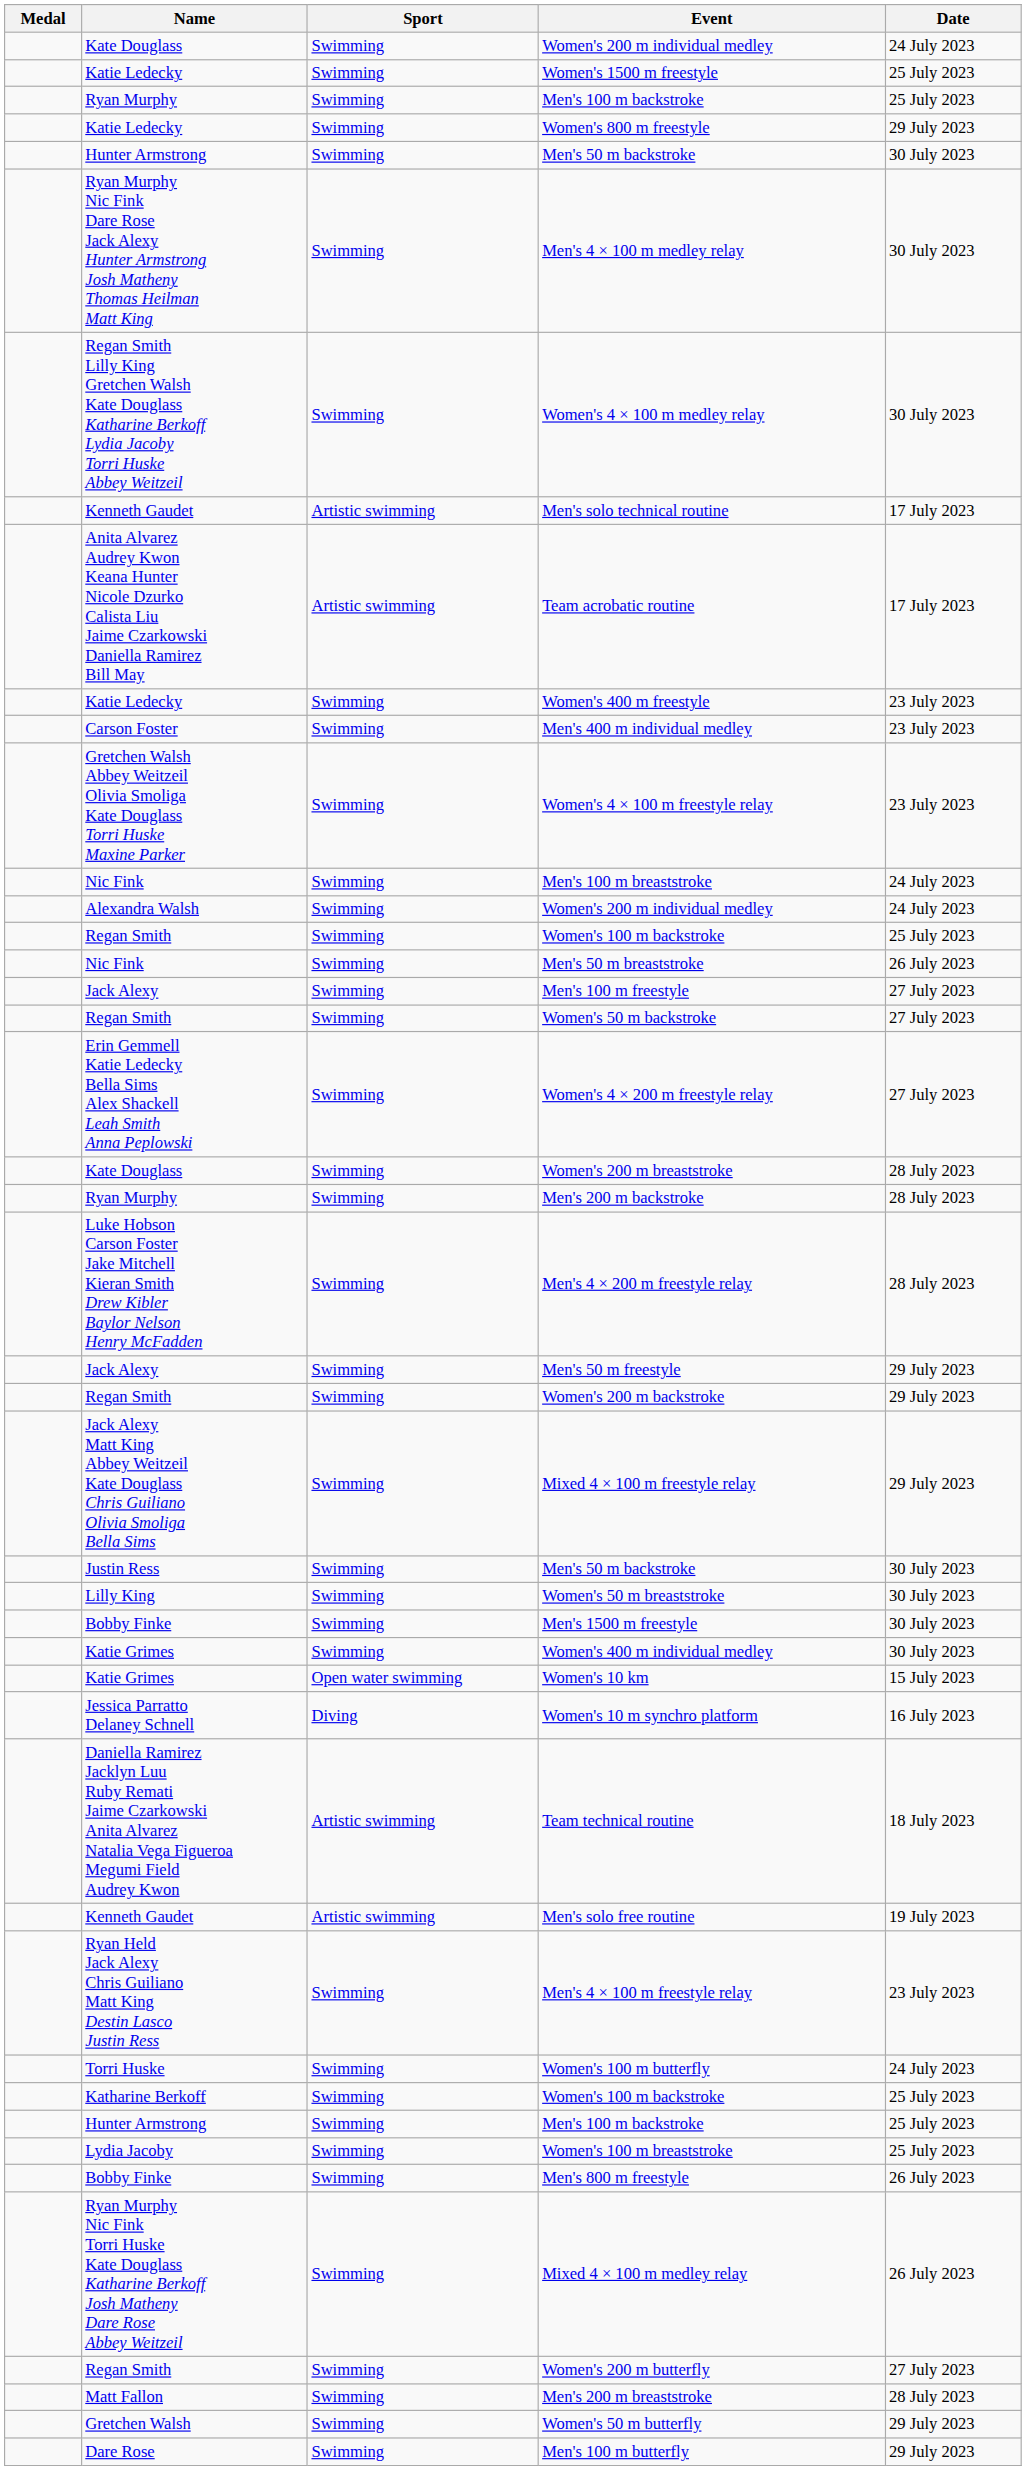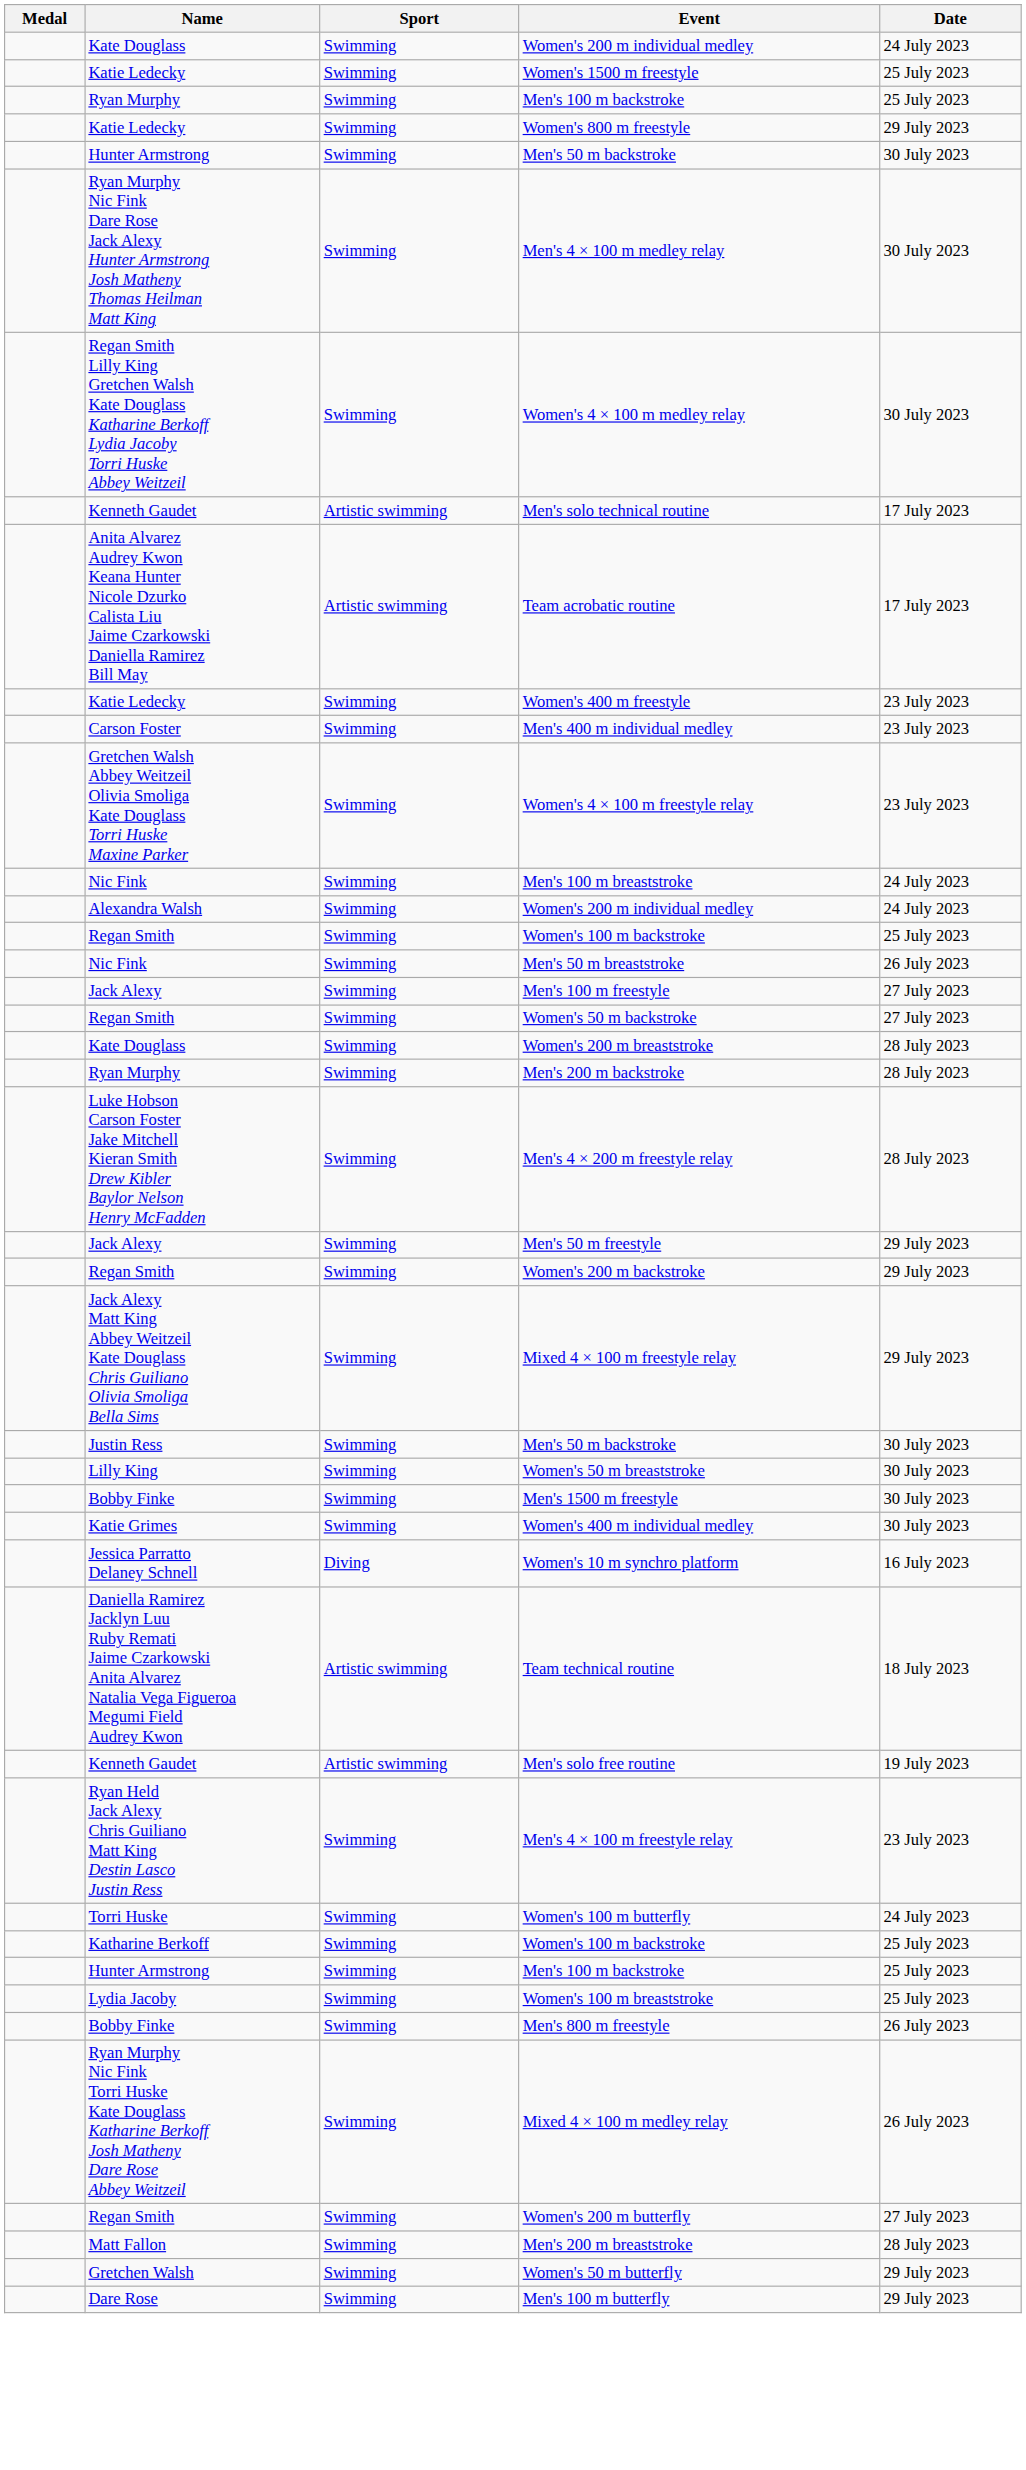- row: (139, 1094)
- row: (130, 1678)
